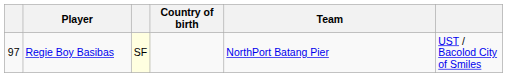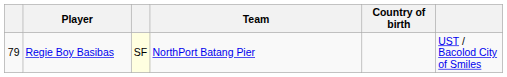columns swapped: (187, 19) <-> (330, 19)
(14, 53) 97 -> (14, 53) 79
